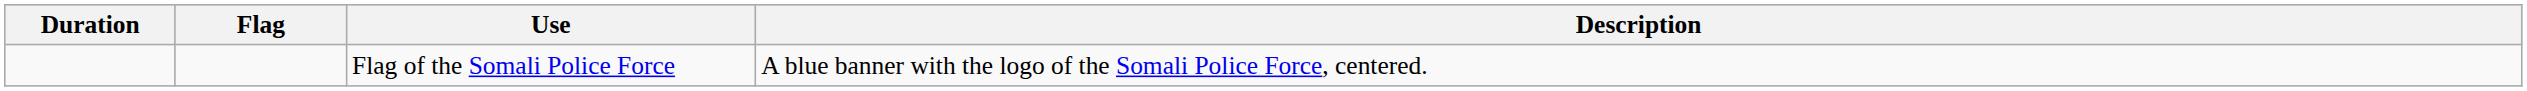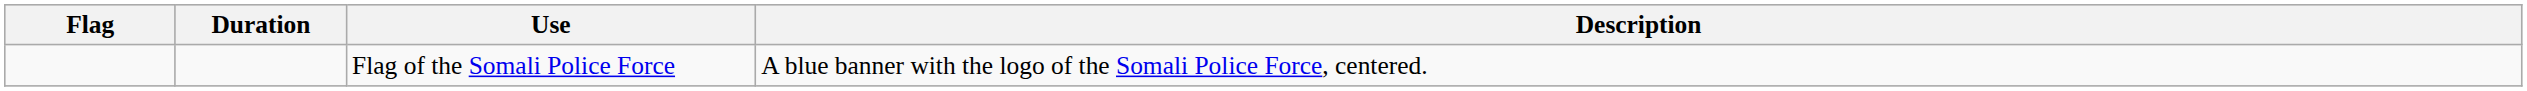columns swapped: (261, 24) <-> (90, 24)
